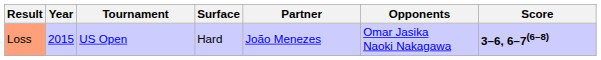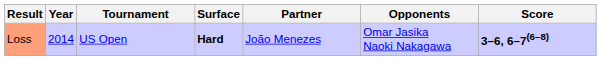(61, 39) 2015 -> (61, 39) 2014
(210, 39) normal -> (210, 39) bold
